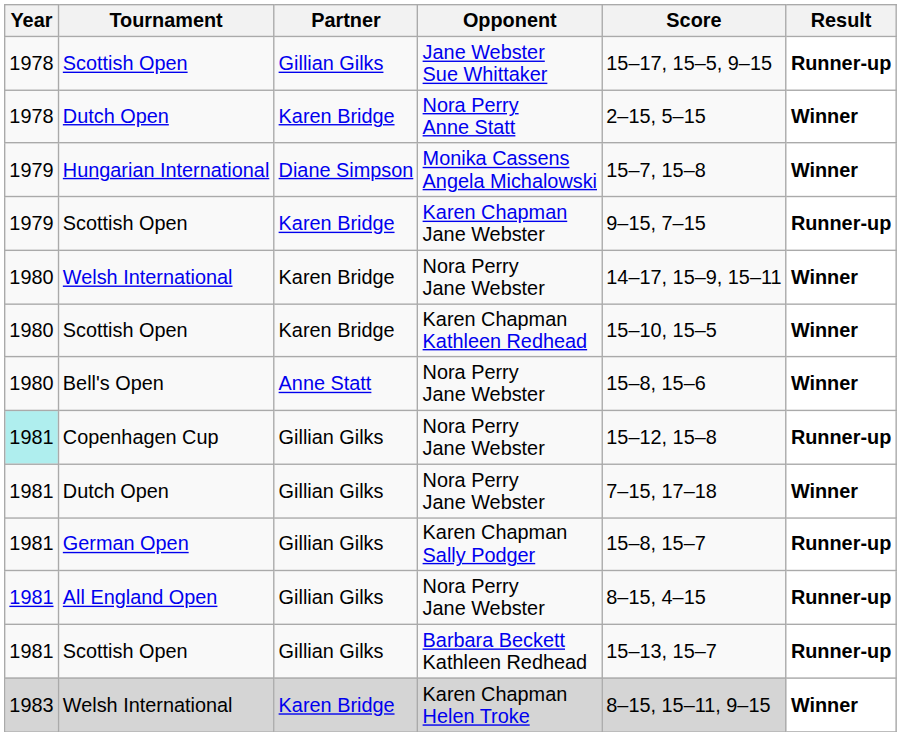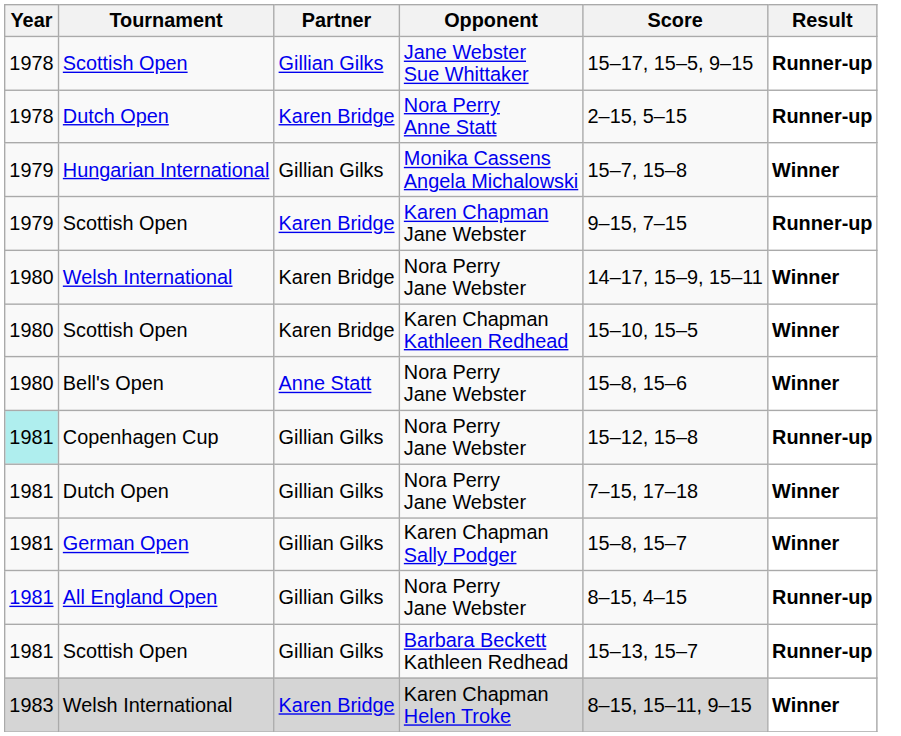(824, 117) Winner -> (822, 117) Runner-up
(346, 170) Diane Simpson -> (331, 170) Gillian Gilks
(841, 544) Runner-up -> (806, 544) Winner
